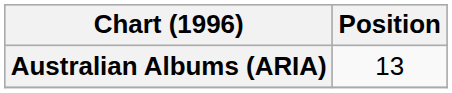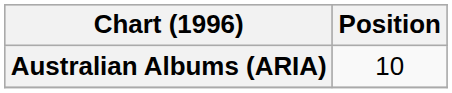(390, 66) 13 -> (390, 66) 10
